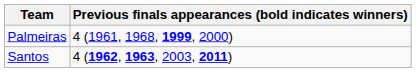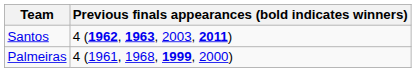rows swapped: (37, 36) <-> (28, 57)
